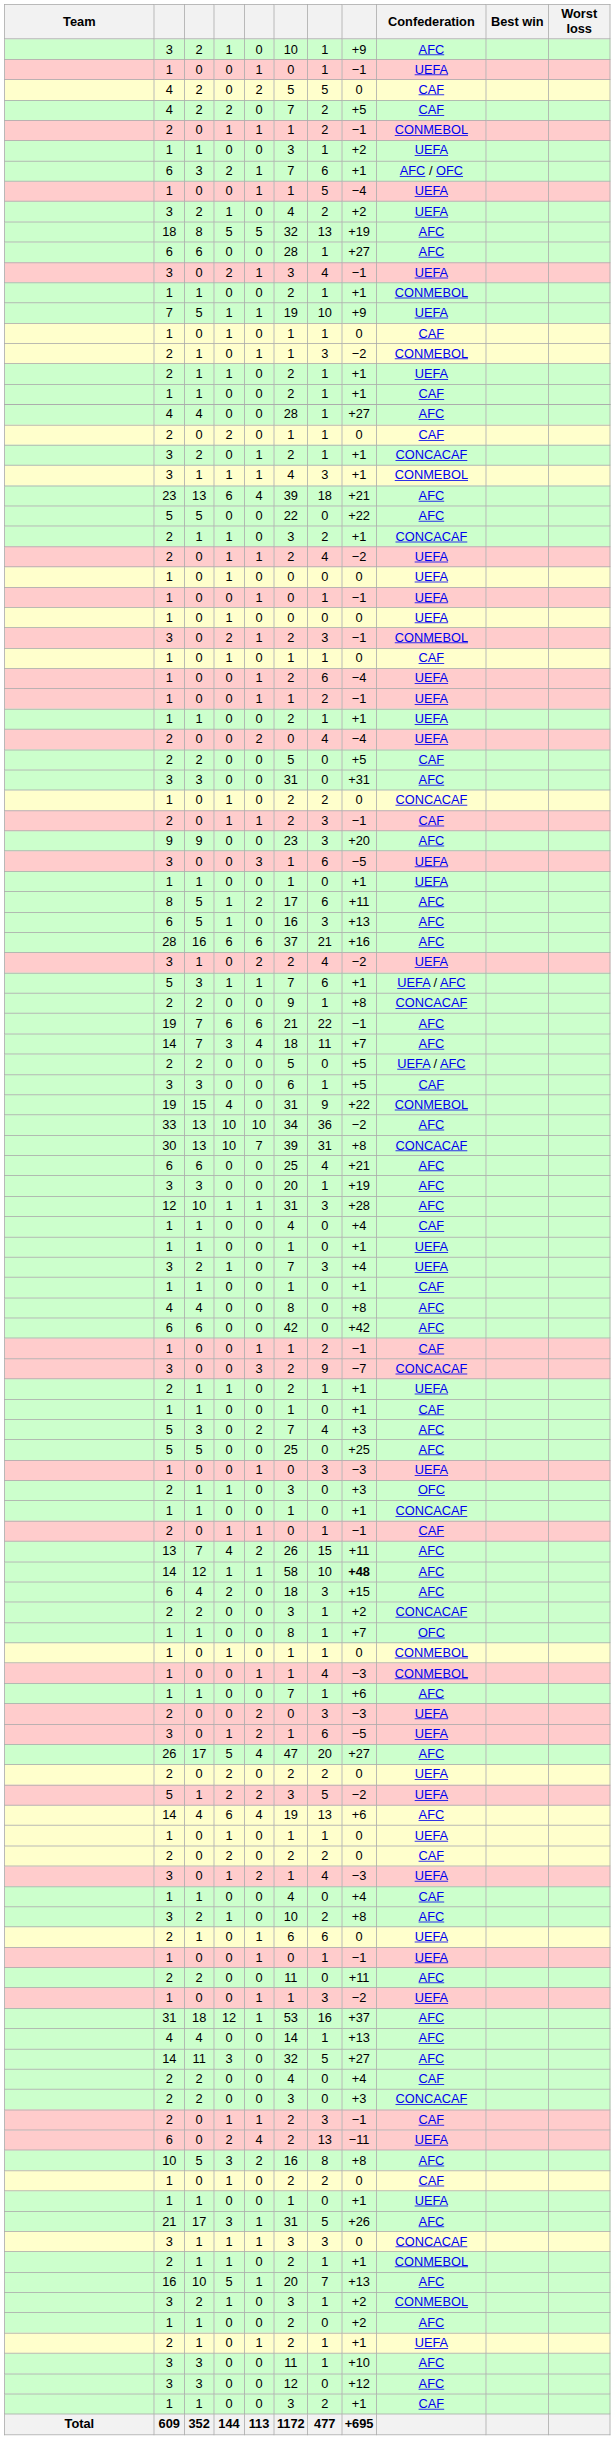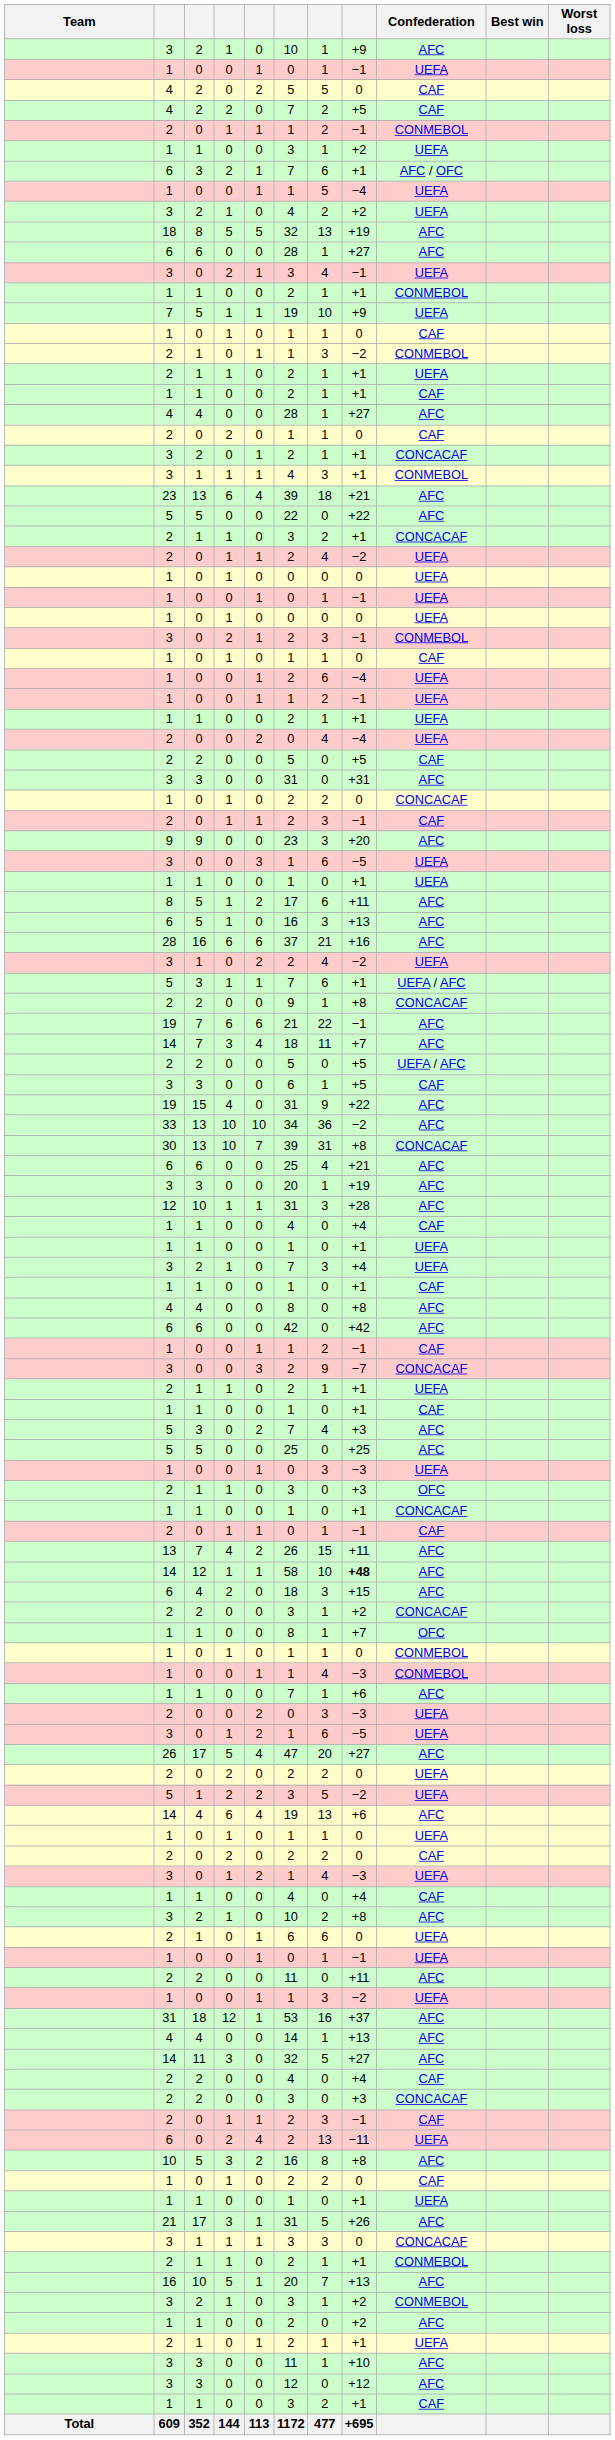(431, 1104) CONMEBOL -> (431, 1104) AFC
